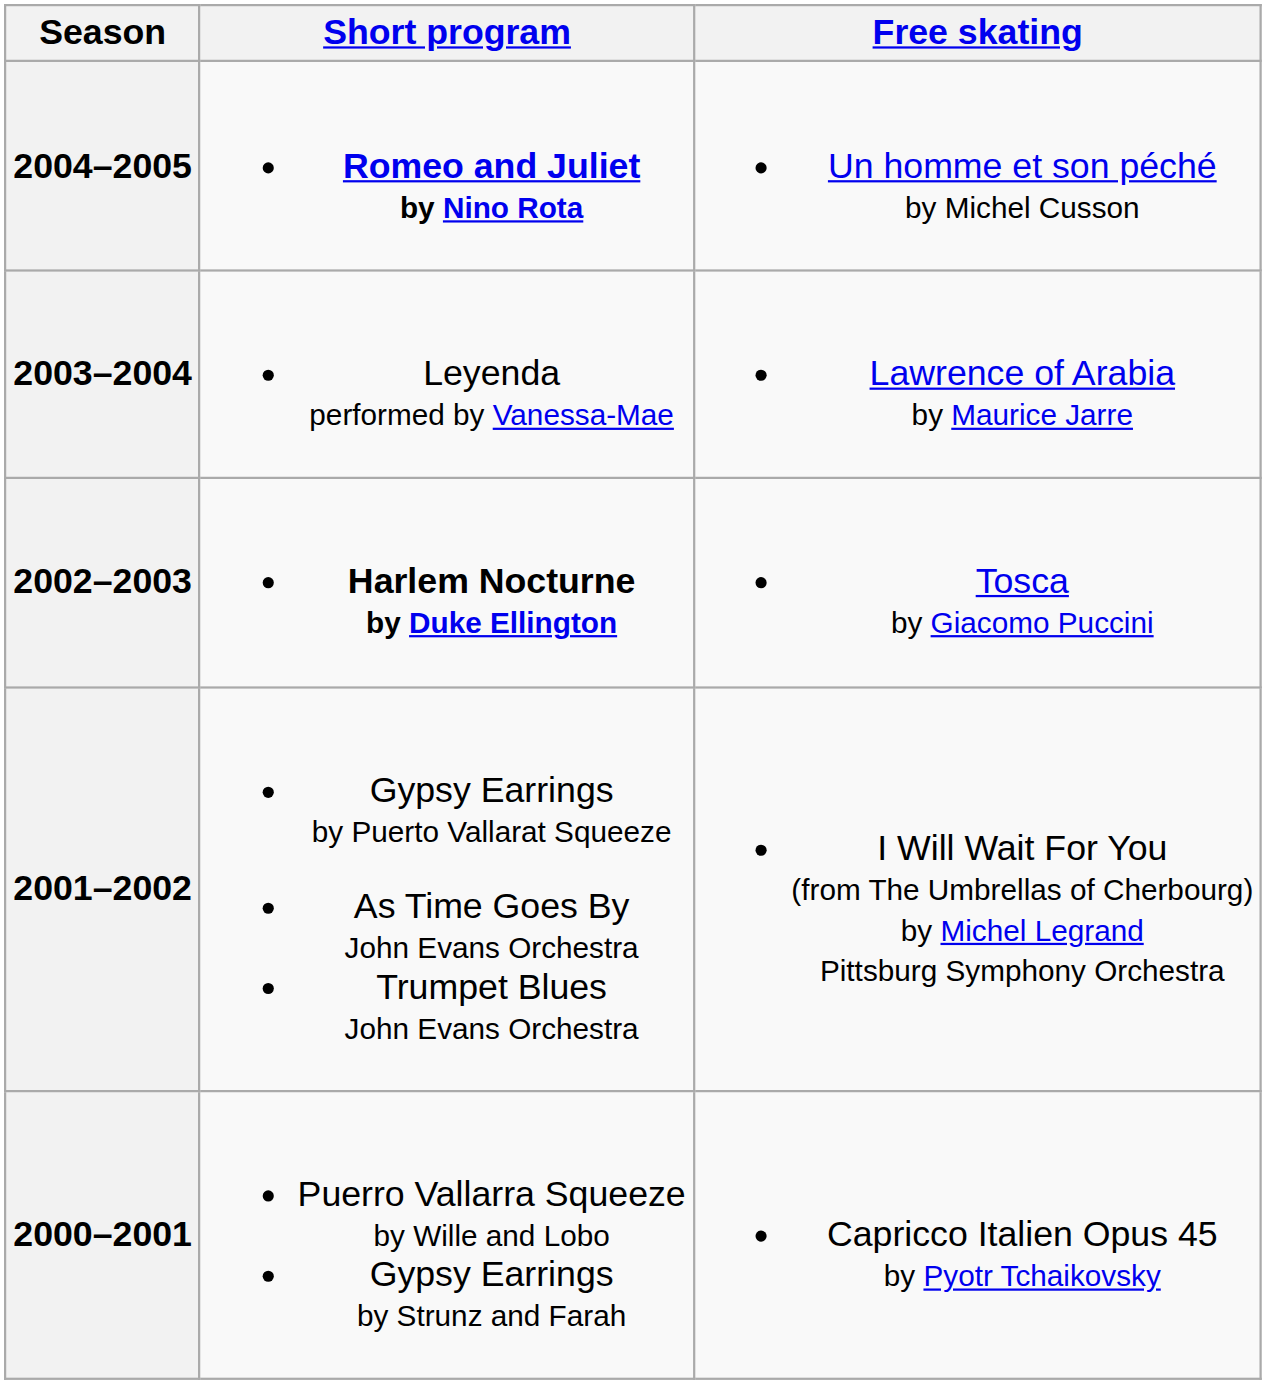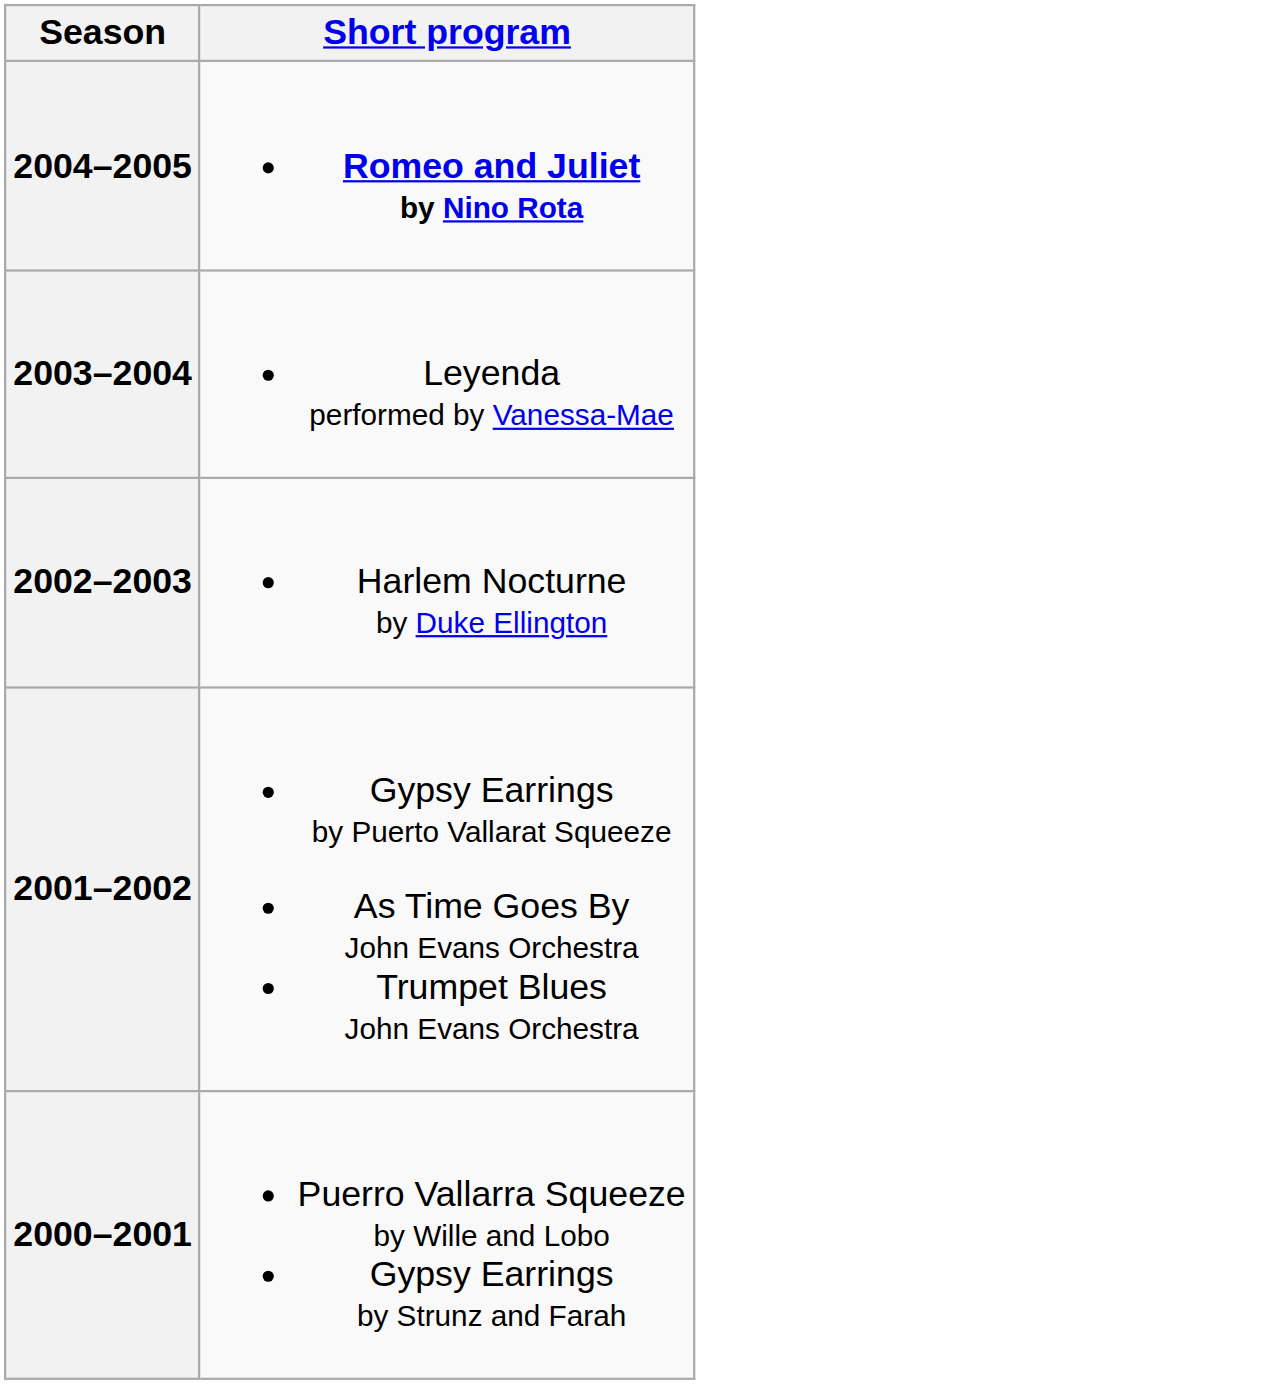- column: (978, 32)
(447, 602) bold -> (447, 602) normal
